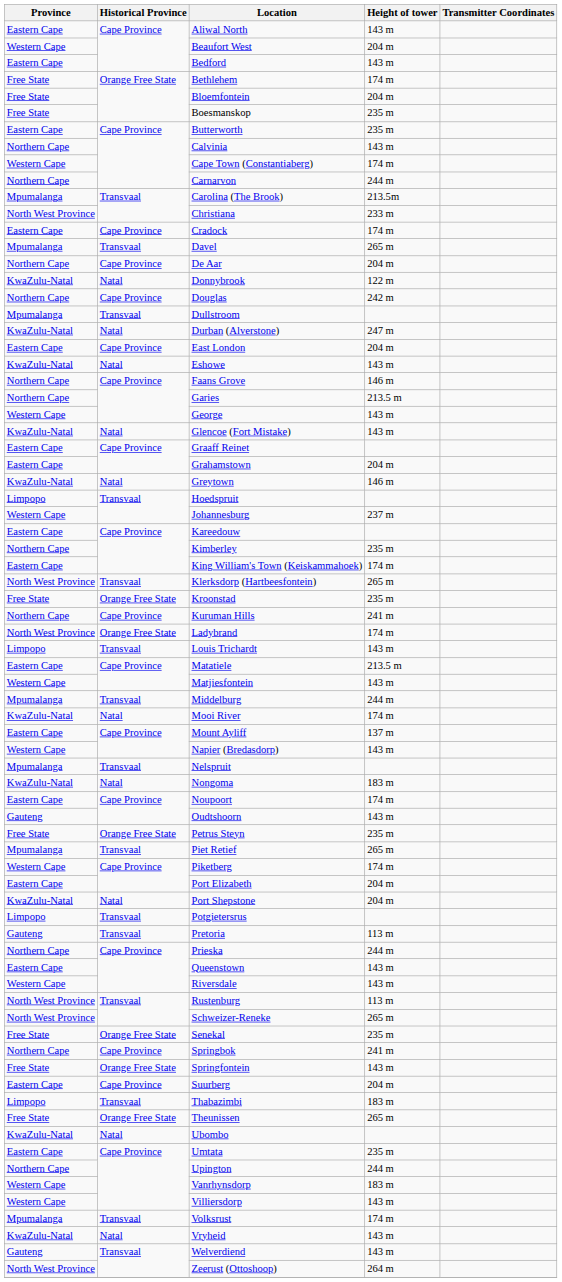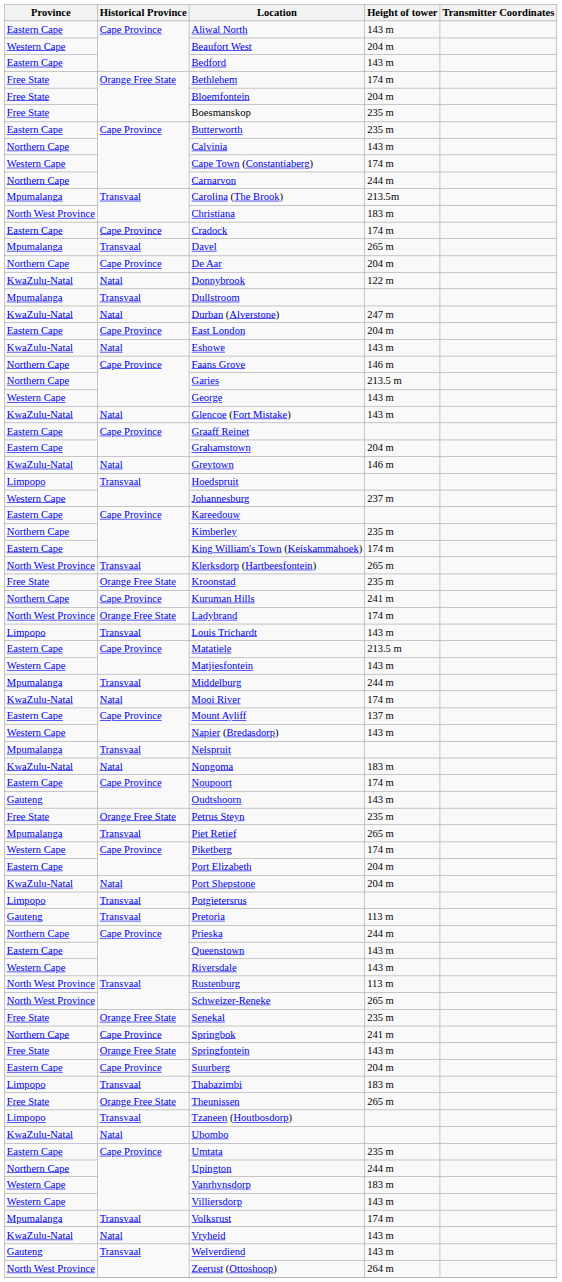(380, 213) 233 m -> (380, 213) 183 m
- row: (209, 297)
+ row: (242, 1118)
